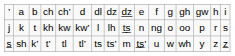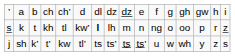(9, 28) j -> (9, 28) s̲
(64, 28) kw -> (64, 28) tl
(98, 28) normal -> (98, 28) bold
(127, 28) t̲s̲ -> (127, 28) m
(225, 28) s -> (225, 28) z̲
(9, 43) s̲ -> (9, 43) j
(64, 43) tl -> (64, 43) kw
(127, 43) m -> (127, 43) t̲s̲
(225, 43) z̲ -> (225, 43) s
